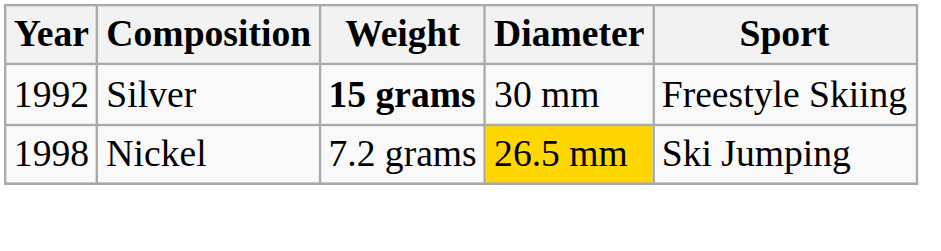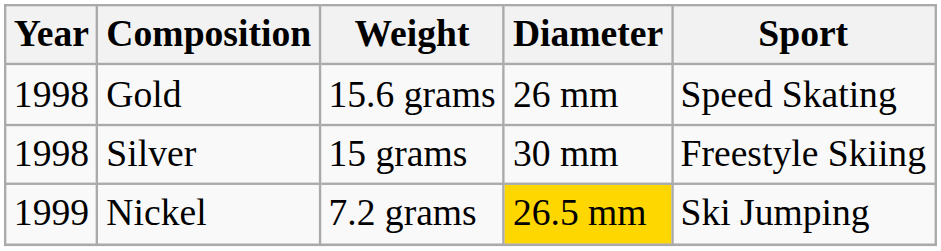+ row: (144, 93)
(51, 93) 1992 -> (51, 153) 1998
(402, 93) bold -> (398, 153) normal
(51, 153) 1998 -> (51, 213) 1999
